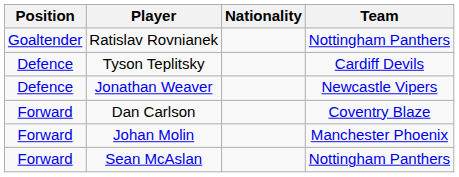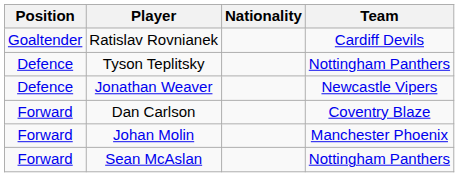(379, 40) Nottingham Panthers -> (379, 40) Cardiff Devils
(379, 64) Cardiff Devils -> (379, 64) Nottingham Panthers
